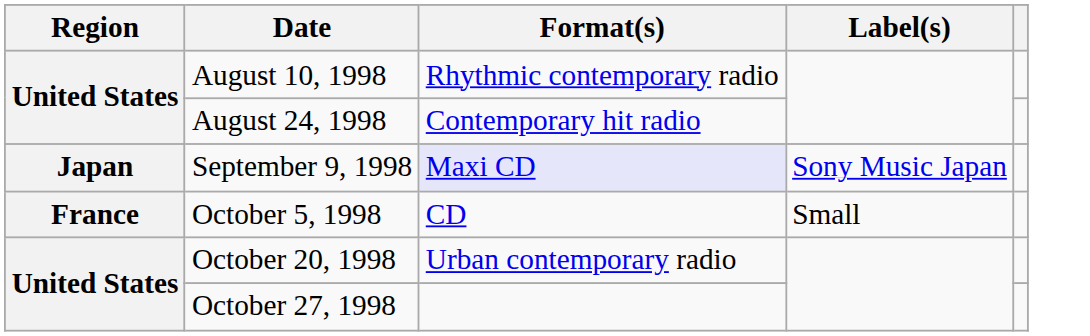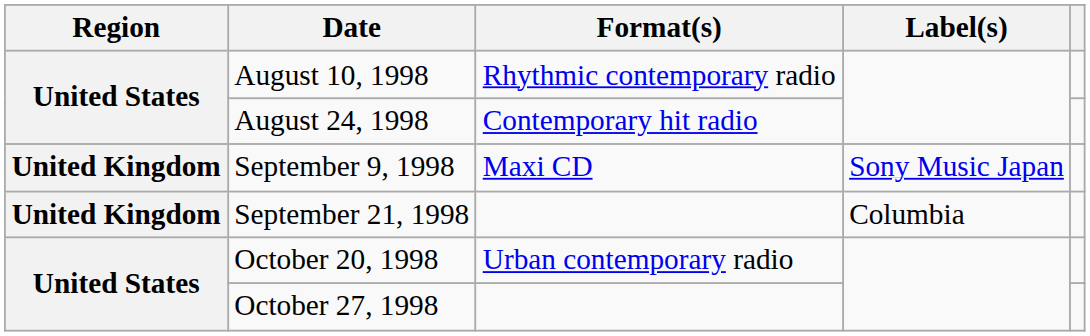(95, 167) Japan -> (116, 167) United Kingdom
(481, 167) lavender background -> (538, 167) no background
+ row: (352, 213)
- row: (287, 213)
